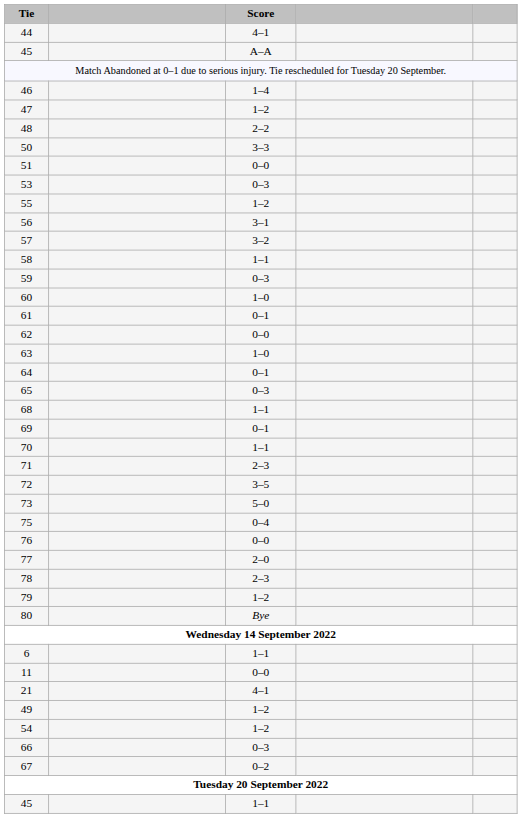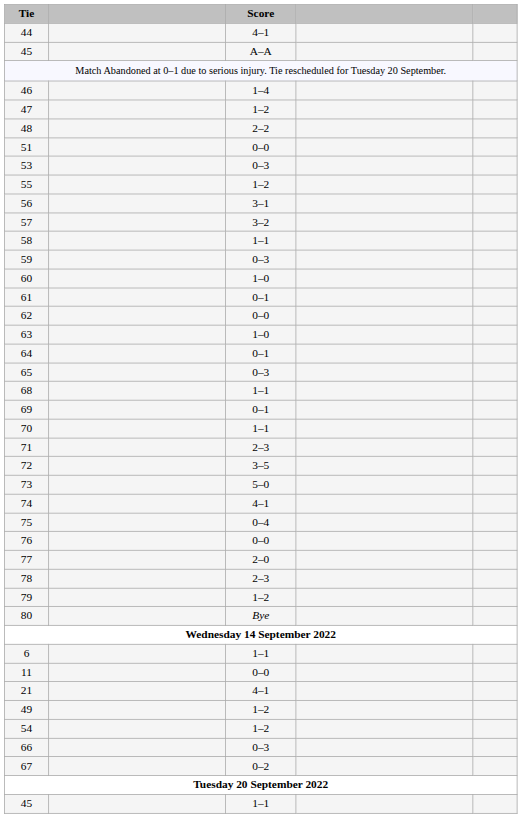- row: (26, 147)
+ row: (26, 503)
